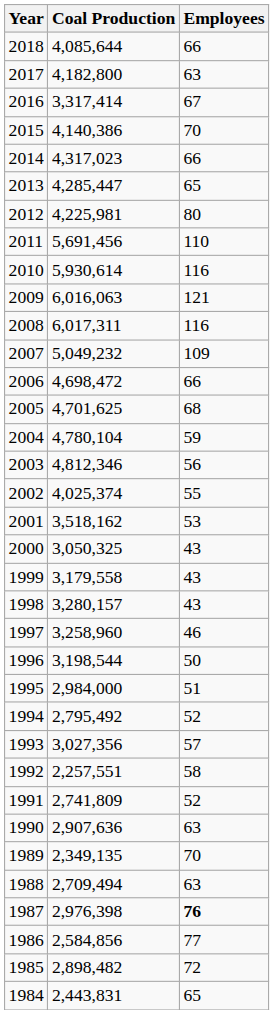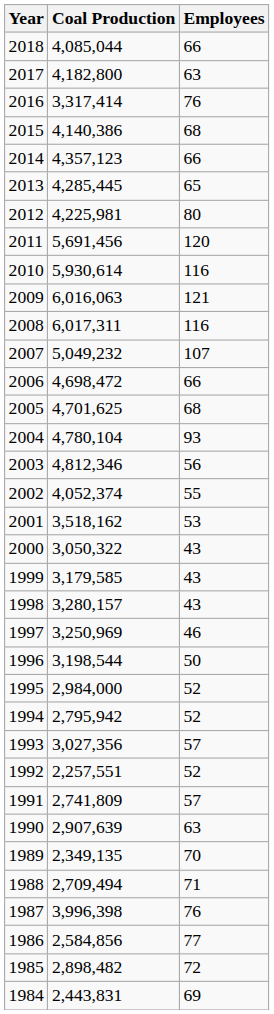(87, 46) 4,085,644 -> (87, 46) 4,085,044
(192, 102) 67 -> (192, 102) 76
(192, 130) 70 -> (192, 130) 68
(87, 158) 4,317,023 -> (87, 158) 4,357,123
(87, 185) 4,285,447 -> (87, 185) 4,285,445
(196, 241) 110 -> (197, 241) 120
(197, 353) 109 -> (197, 353) 107
(192, 437) 59 -> (192, 437) 93
(87, 492) 4,025,374 -> (87, 492) 4,052,374
(87, 548) 3,050,325 -> (87, 548) 3,050,322
(87, 576) 3,179,558 -> (87, 576) 3,179,585
(87, 632) 3,258,960 -> (87, 632) 3,250,969
(192, 688) 51 -> (192, 688) 52
(87, 716) 2,795,492 -> (87, 716) 2,795,942
(192, 772) 58 -> (192, 772) 52
(192, 800) 52 -> (192, 800) 57
(87, 827) 2,907,636 -> (87, 827) 2,907,639
(192, 883) 63 -> (192, 883) 71
(87, 911) 2,976,398 -> (87, 911) 3,996,398
(192, 911) bold -> (192, 911) normal
(192, 995) 65 -> (192, 995) 69
